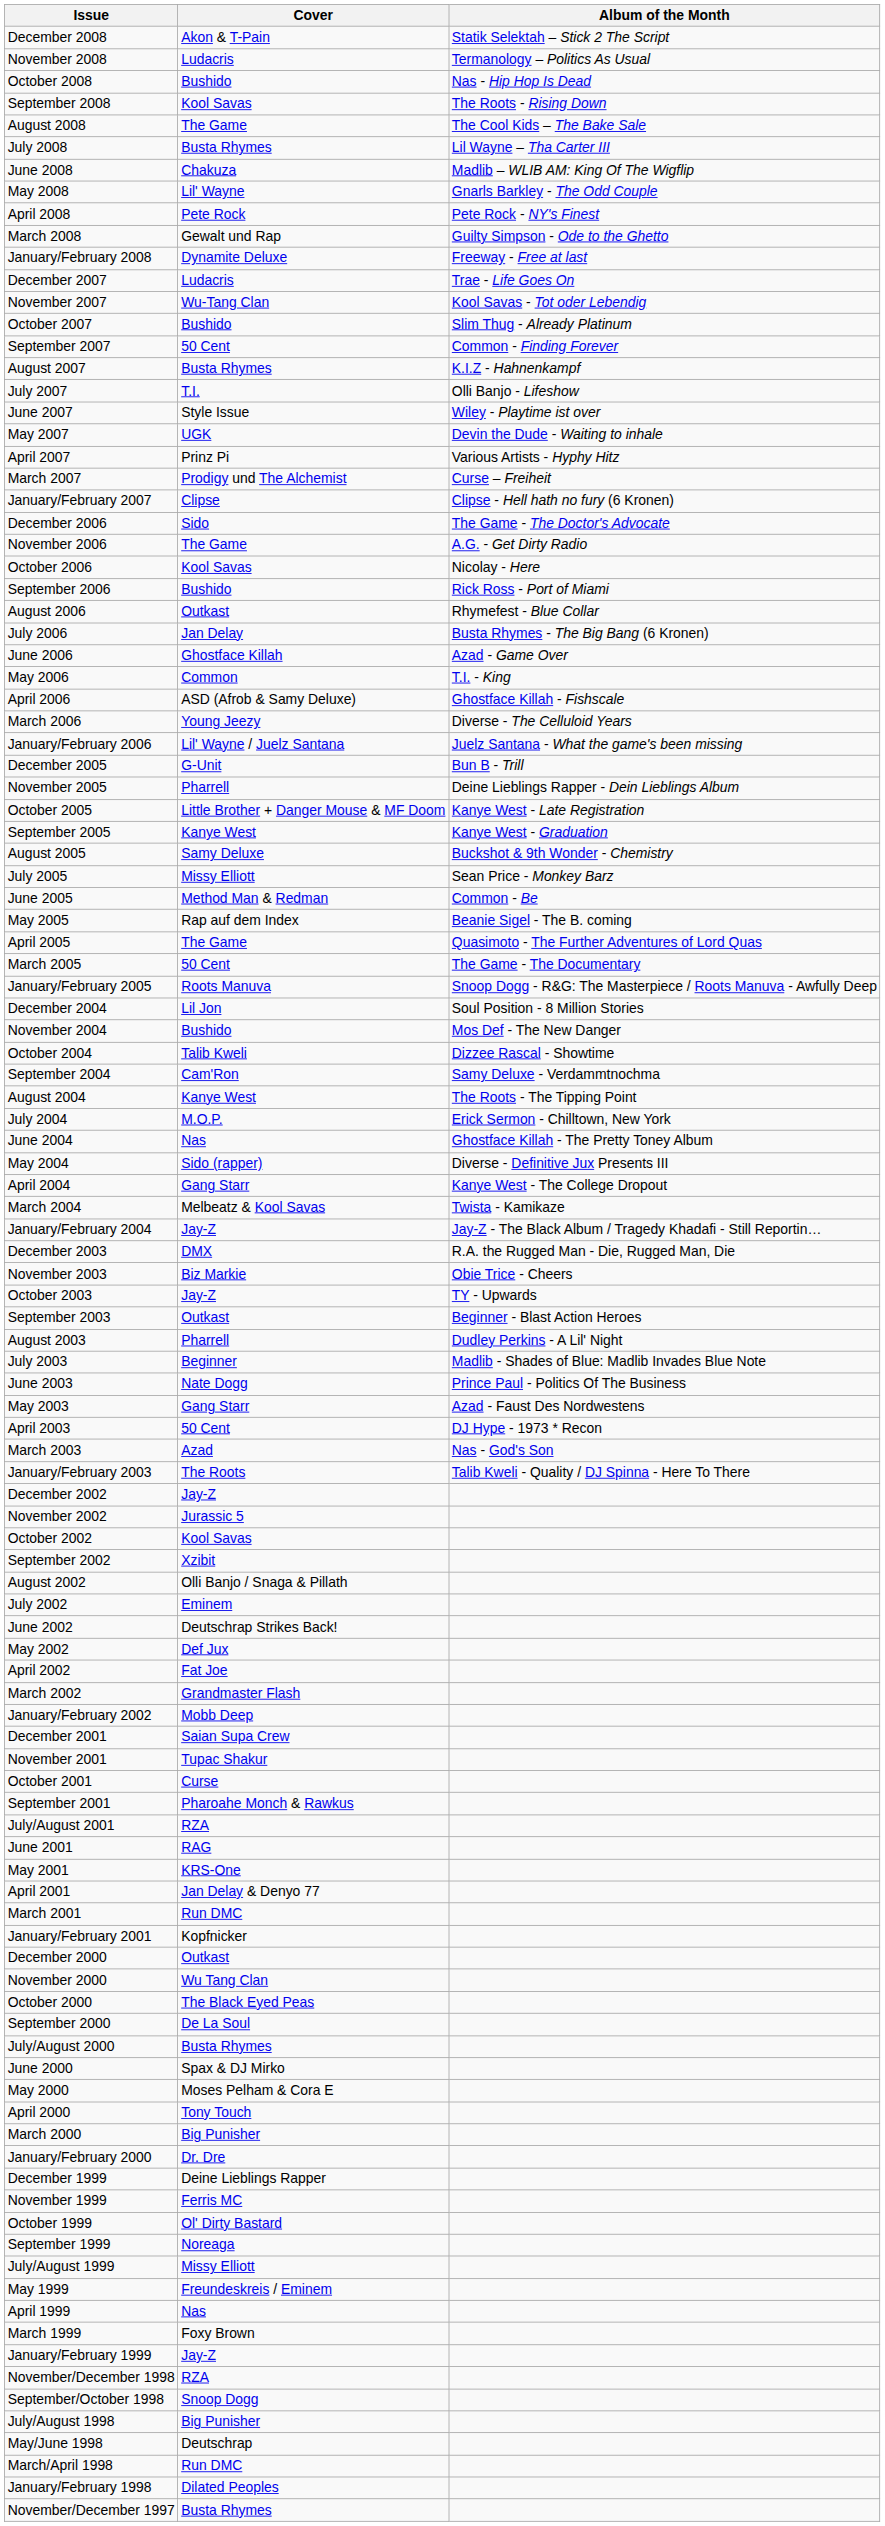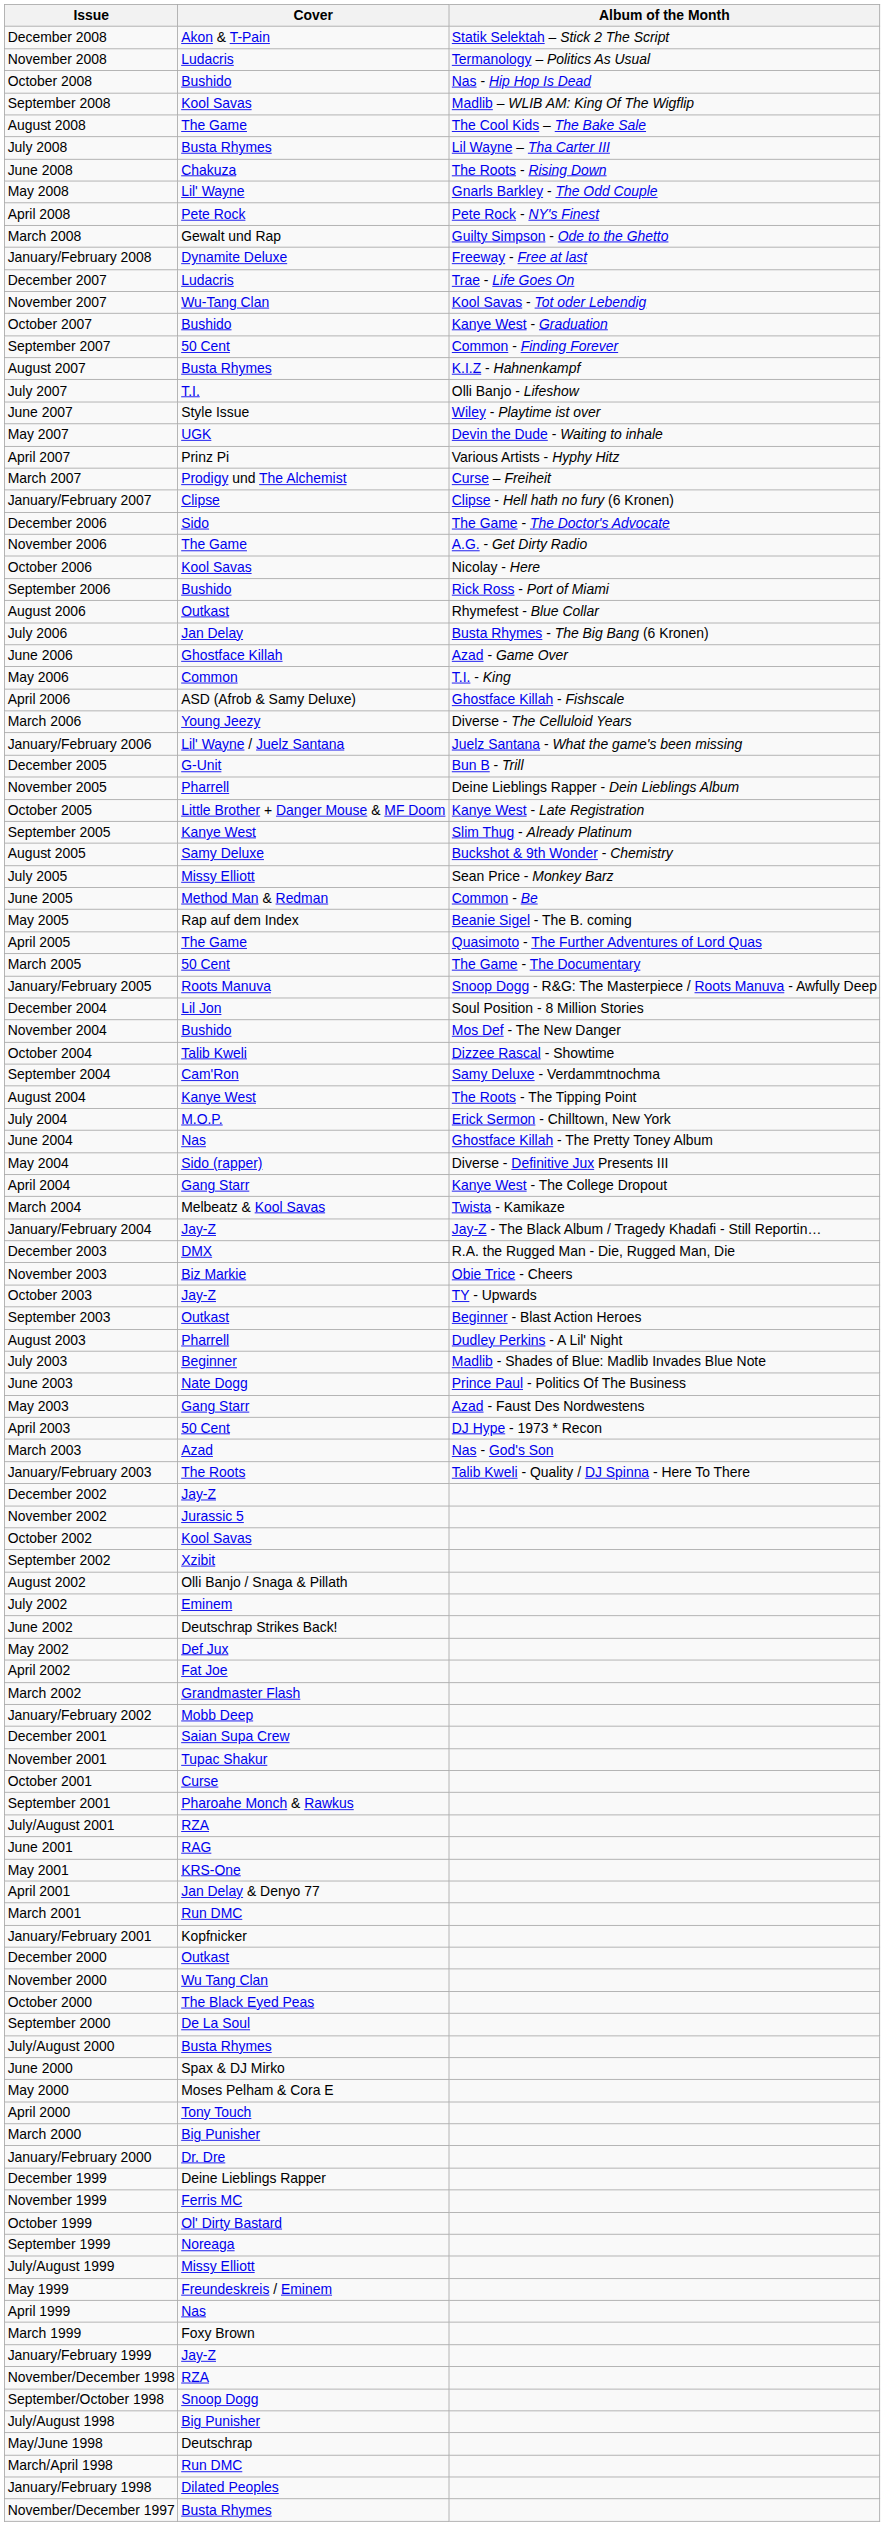(529, 103) The Roots - Rising Down -> (573, 103) Madlib – WLIB AM: King Of The Wigflip
(573, 170) Madlib – WLIB AM: King Of The Wigflip -> (529, 170) The Roots - Rising Down
(542, 324) Slim Thug - Already Platinum -> (530, 324) Kanye West - Graduation
(530, 832) Kanye West - Graduation -> (542, 832) Slim Thug - Already Platinum
